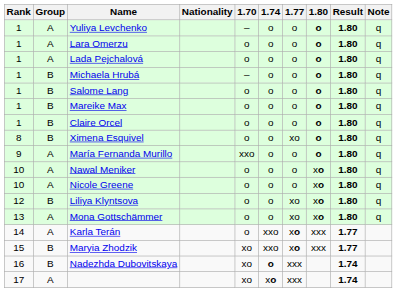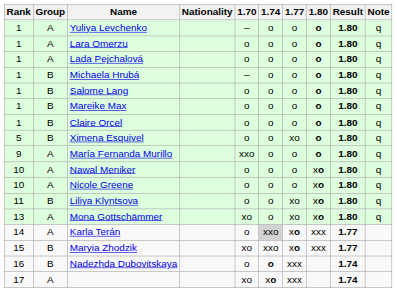(19, 138) 8 -> (19, 138) 5
(19, 201) 12 -> (19, 201) 11
(247, 216) o -> (247, 216) xo
(271, 232) no background -> (271, 232) lightgrey background
(247, 264) xo -> (247, 264) o
